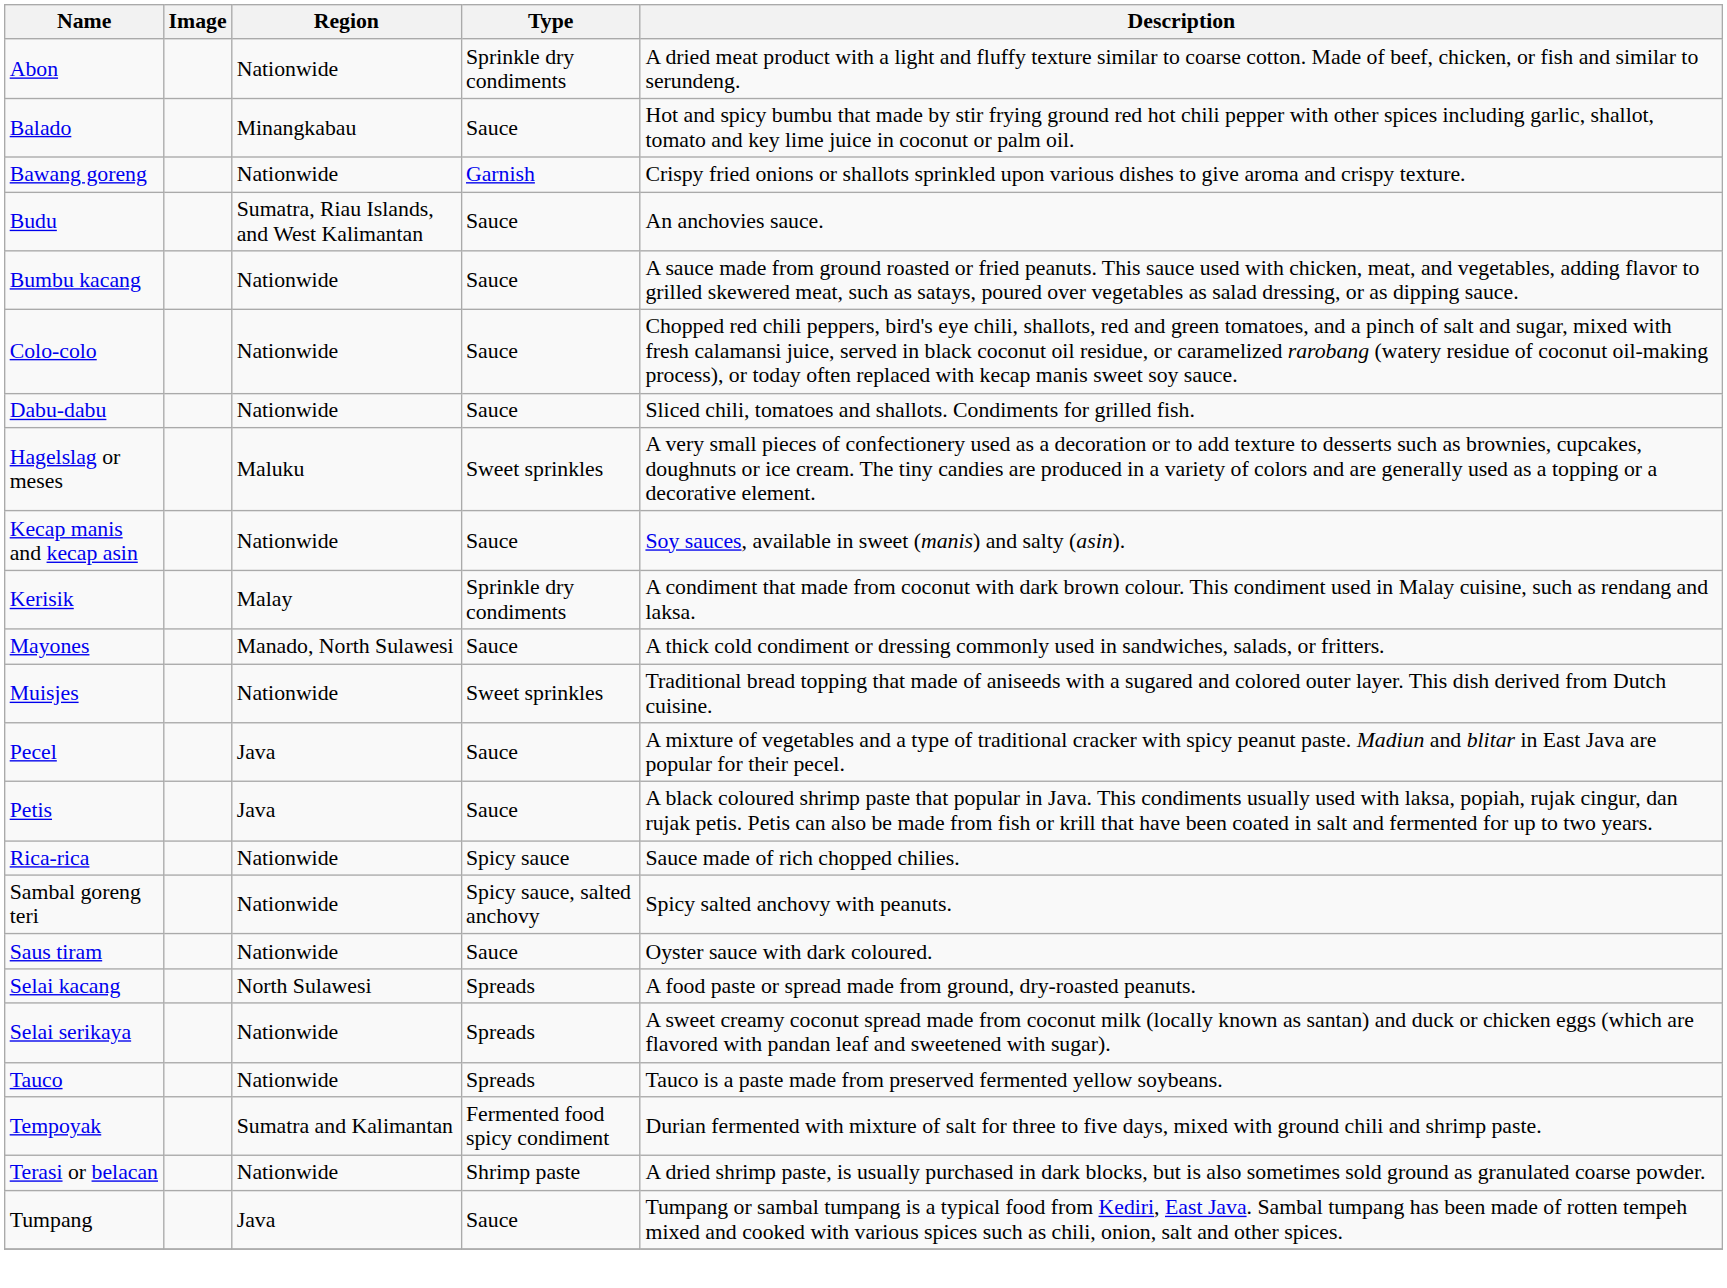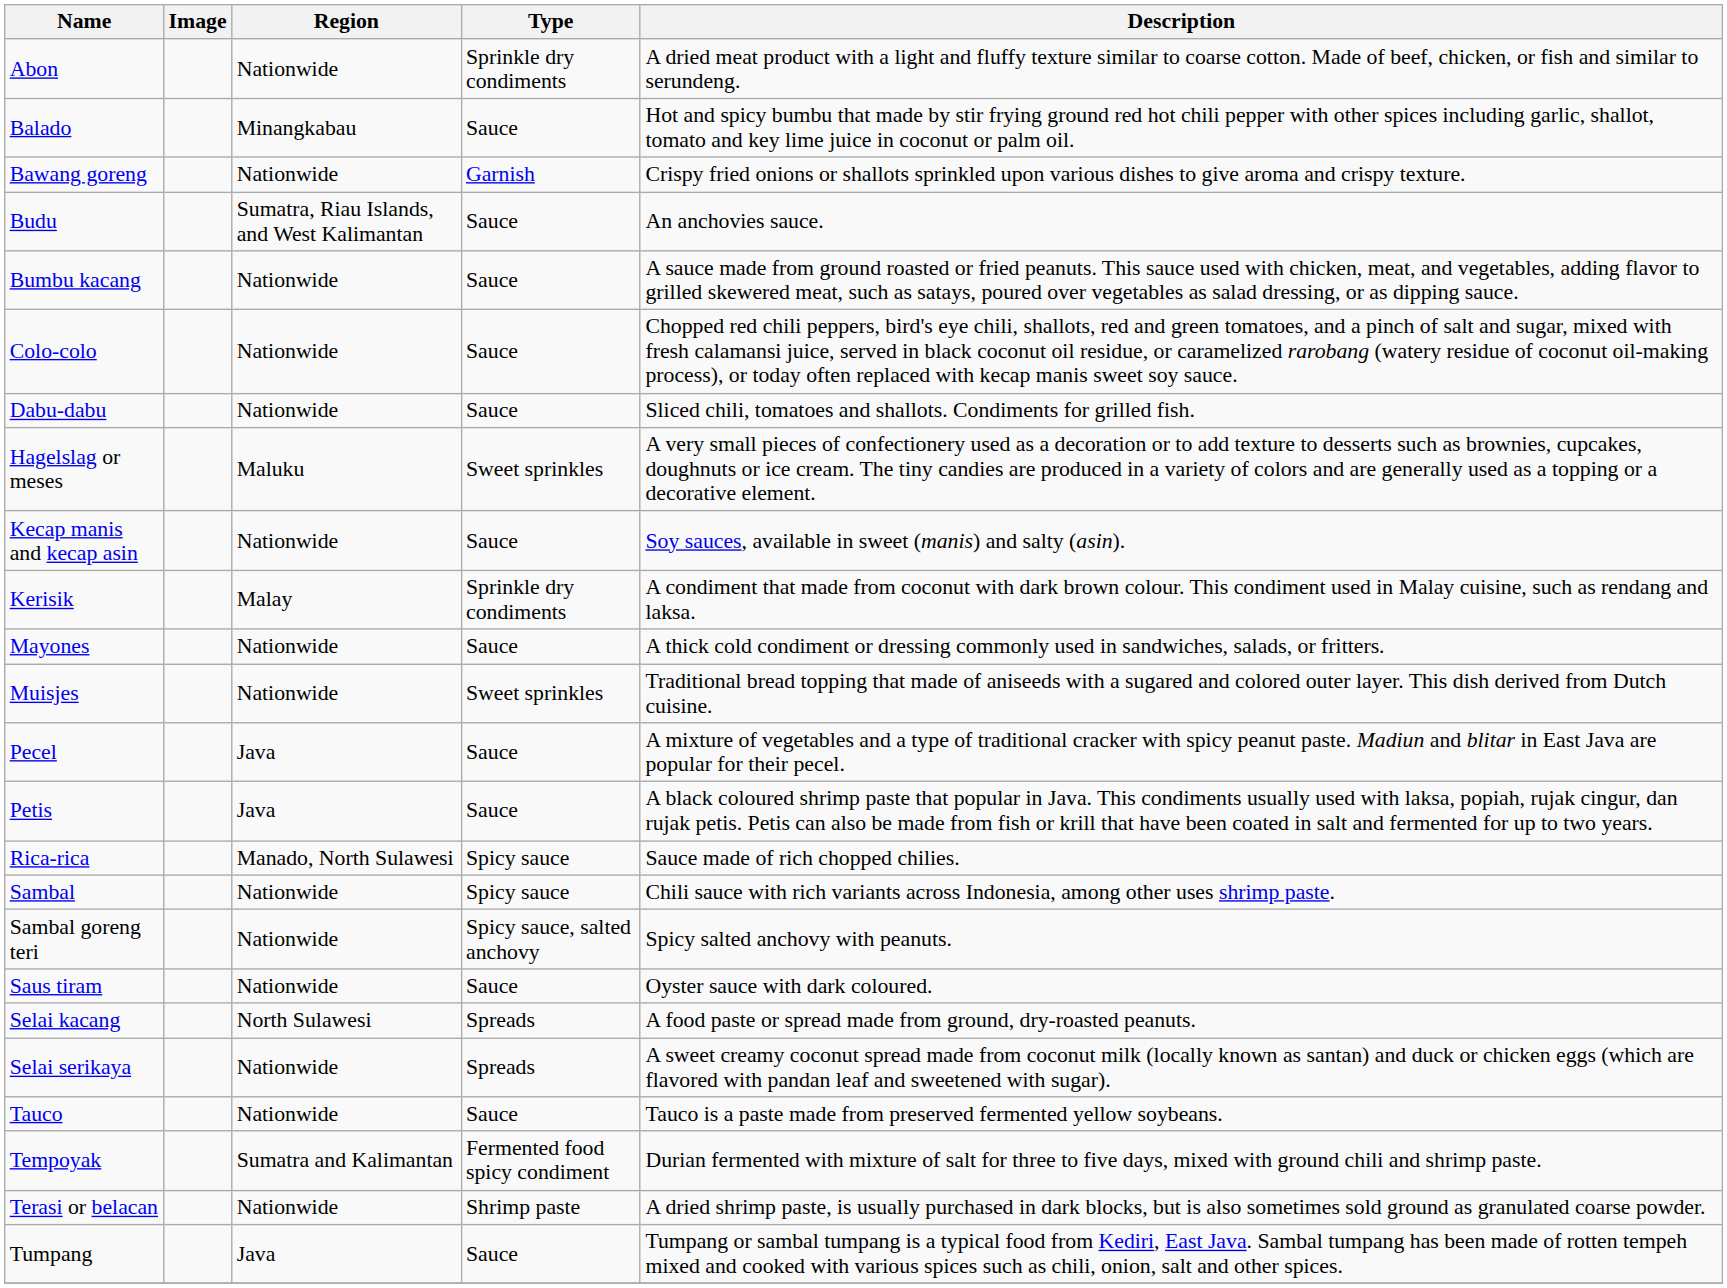(345, 646) Manado, North Sulawesi -> (287, 646) Nationwide
(287, 857) Nationwide -> (345, 857) Manado, North Sulawesi
+ row: (42, 892)
(500, 1079) Spreads -> (492, 1113) Sauce
